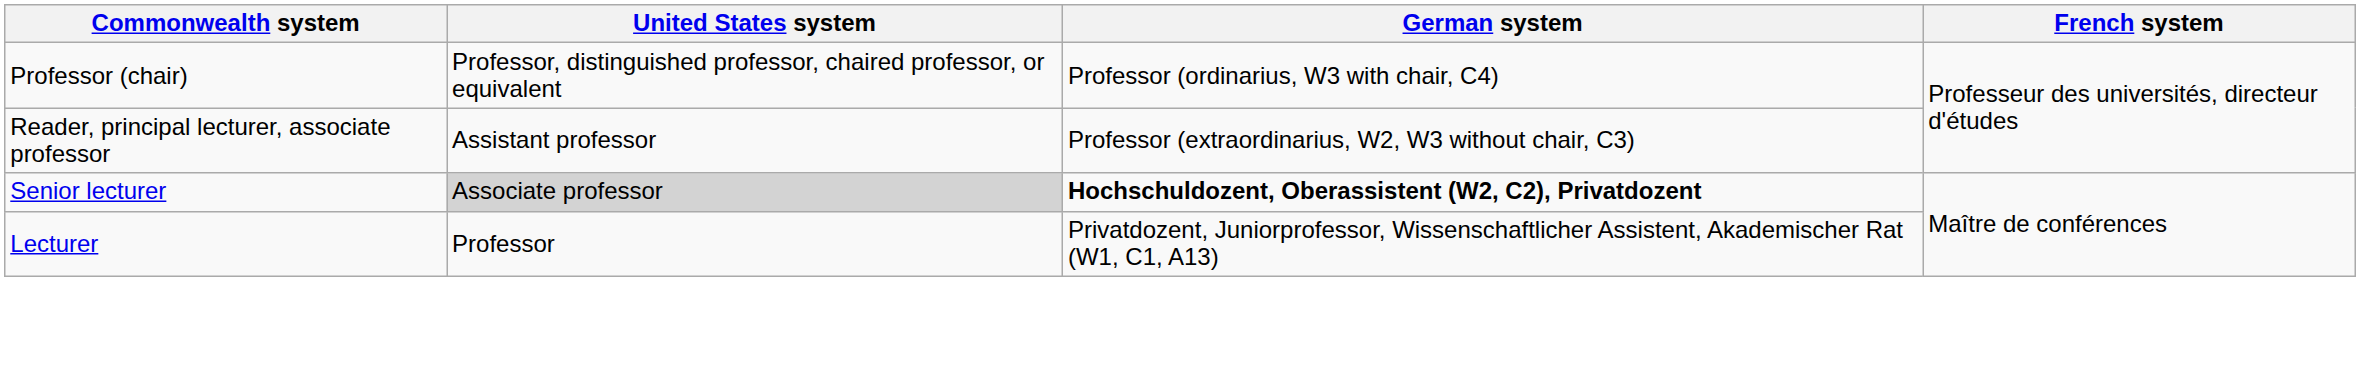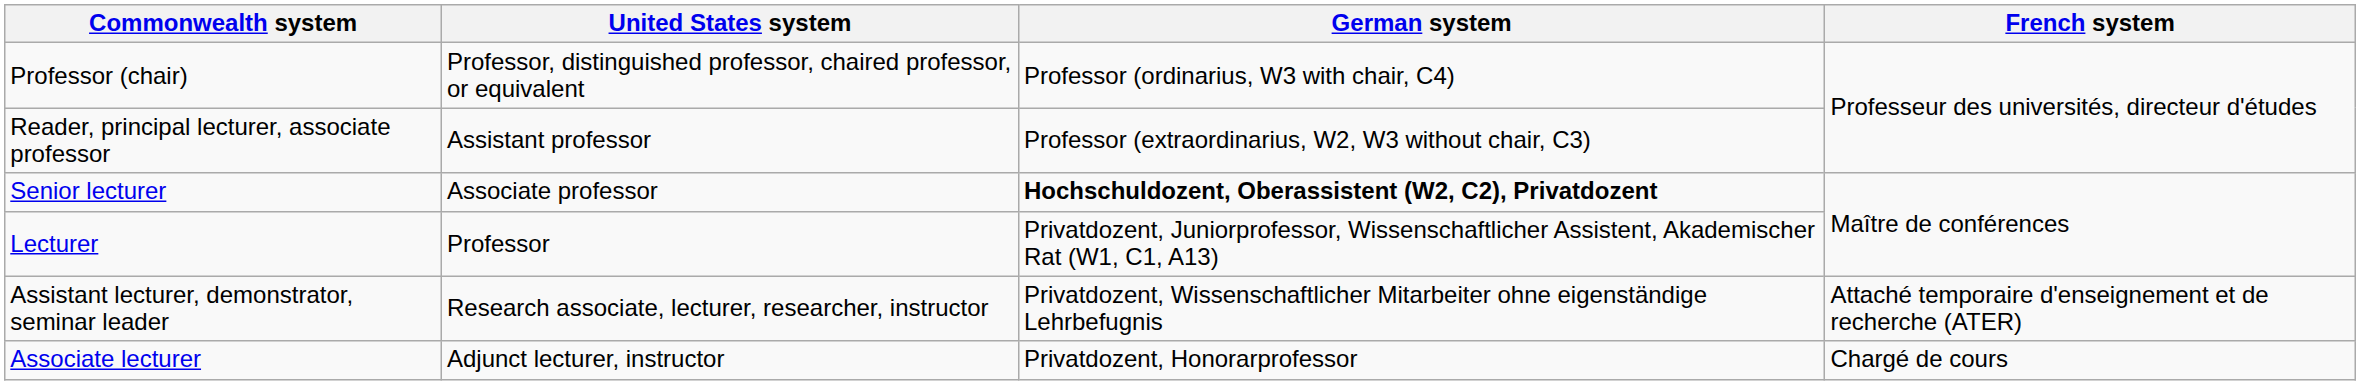(557, 191) lightgrey background -> (552, 191) no background
+ row: (182, 308)
+ row: (106, 359)
